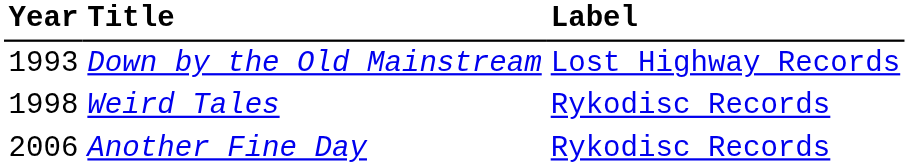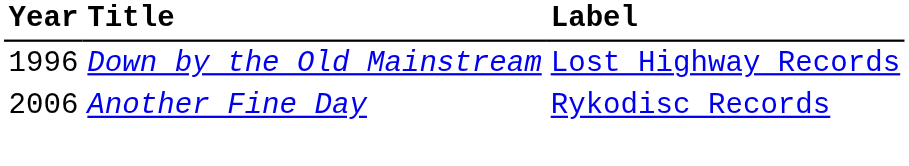(43, 63) 1993 -> (43, 63) 1996
- row: (183, 106)
